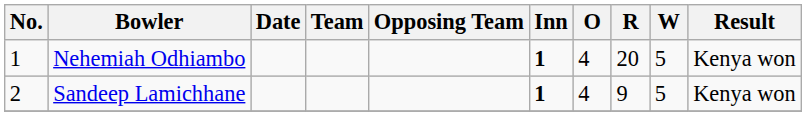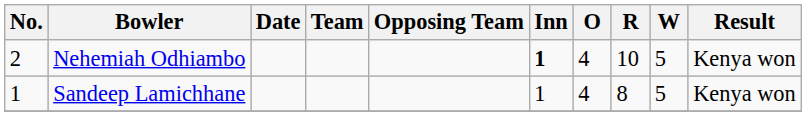(15, 57) 1 -> (15, 57) 2
(628, 57) 20 -> (628, 57) 10
(15, 93) 2 -> (15, 93) 1
(540, 93) bold -> (540, 93) normal
(622, 93) 9 -> (622, 93) 8
